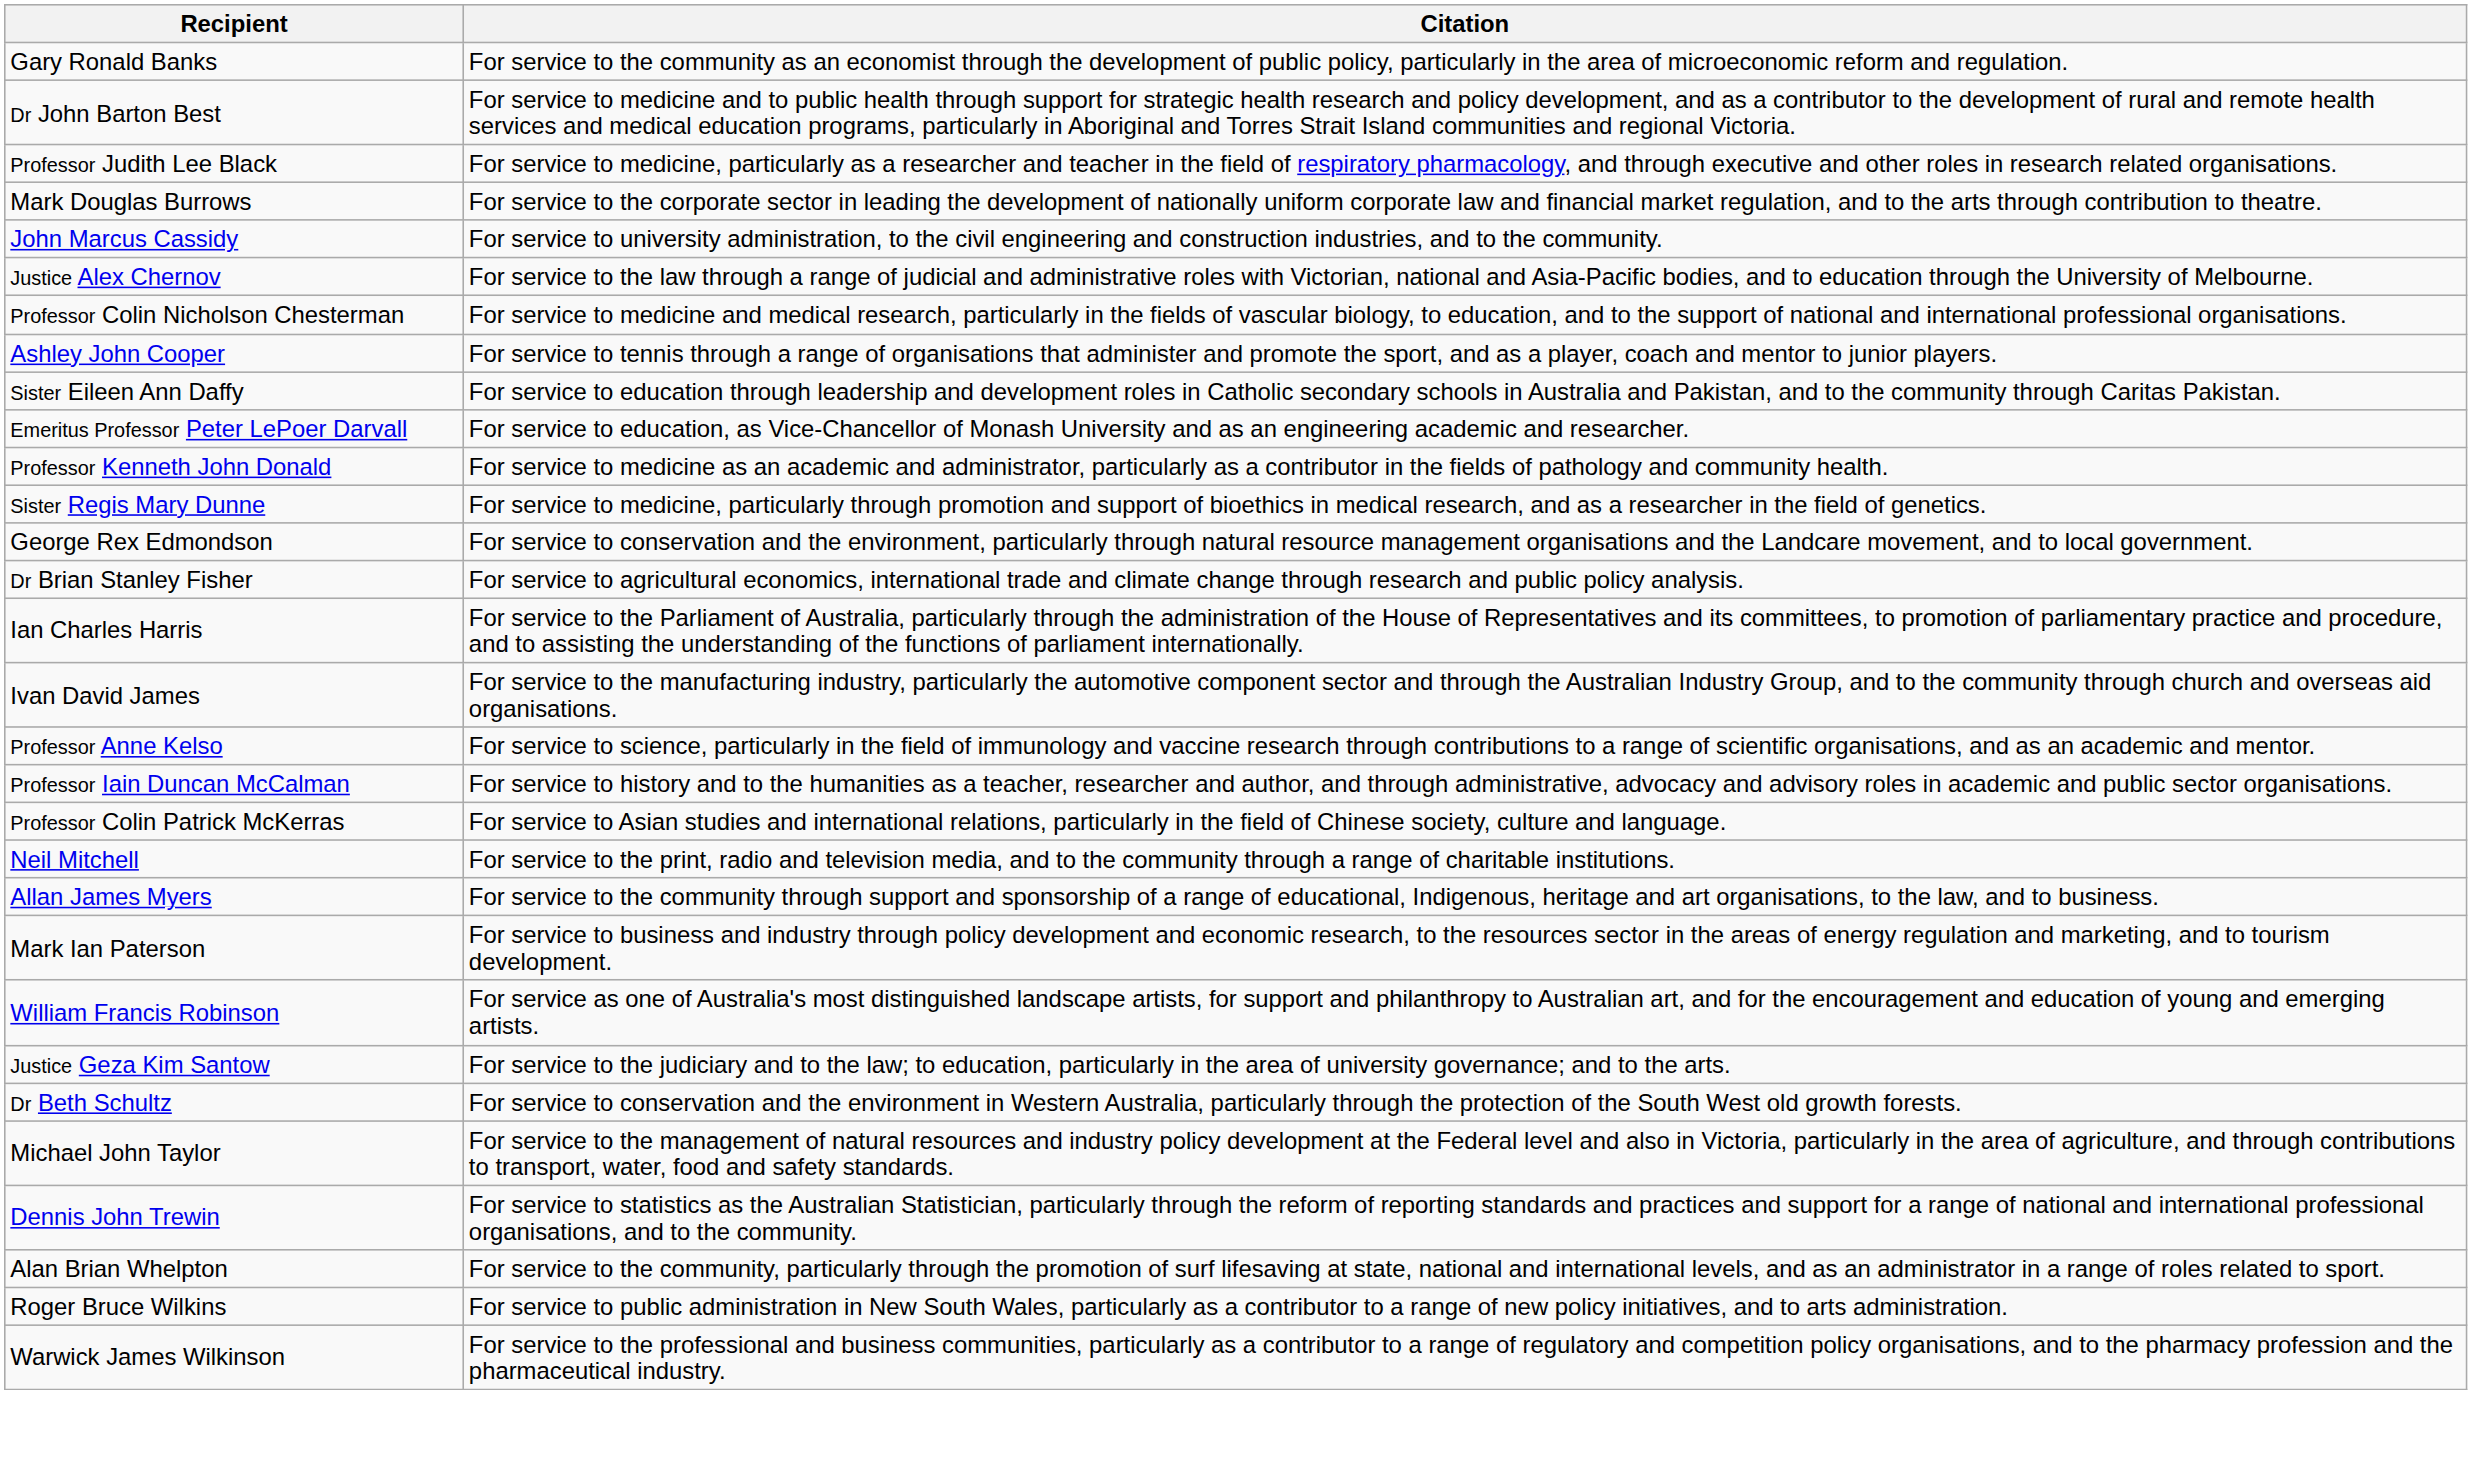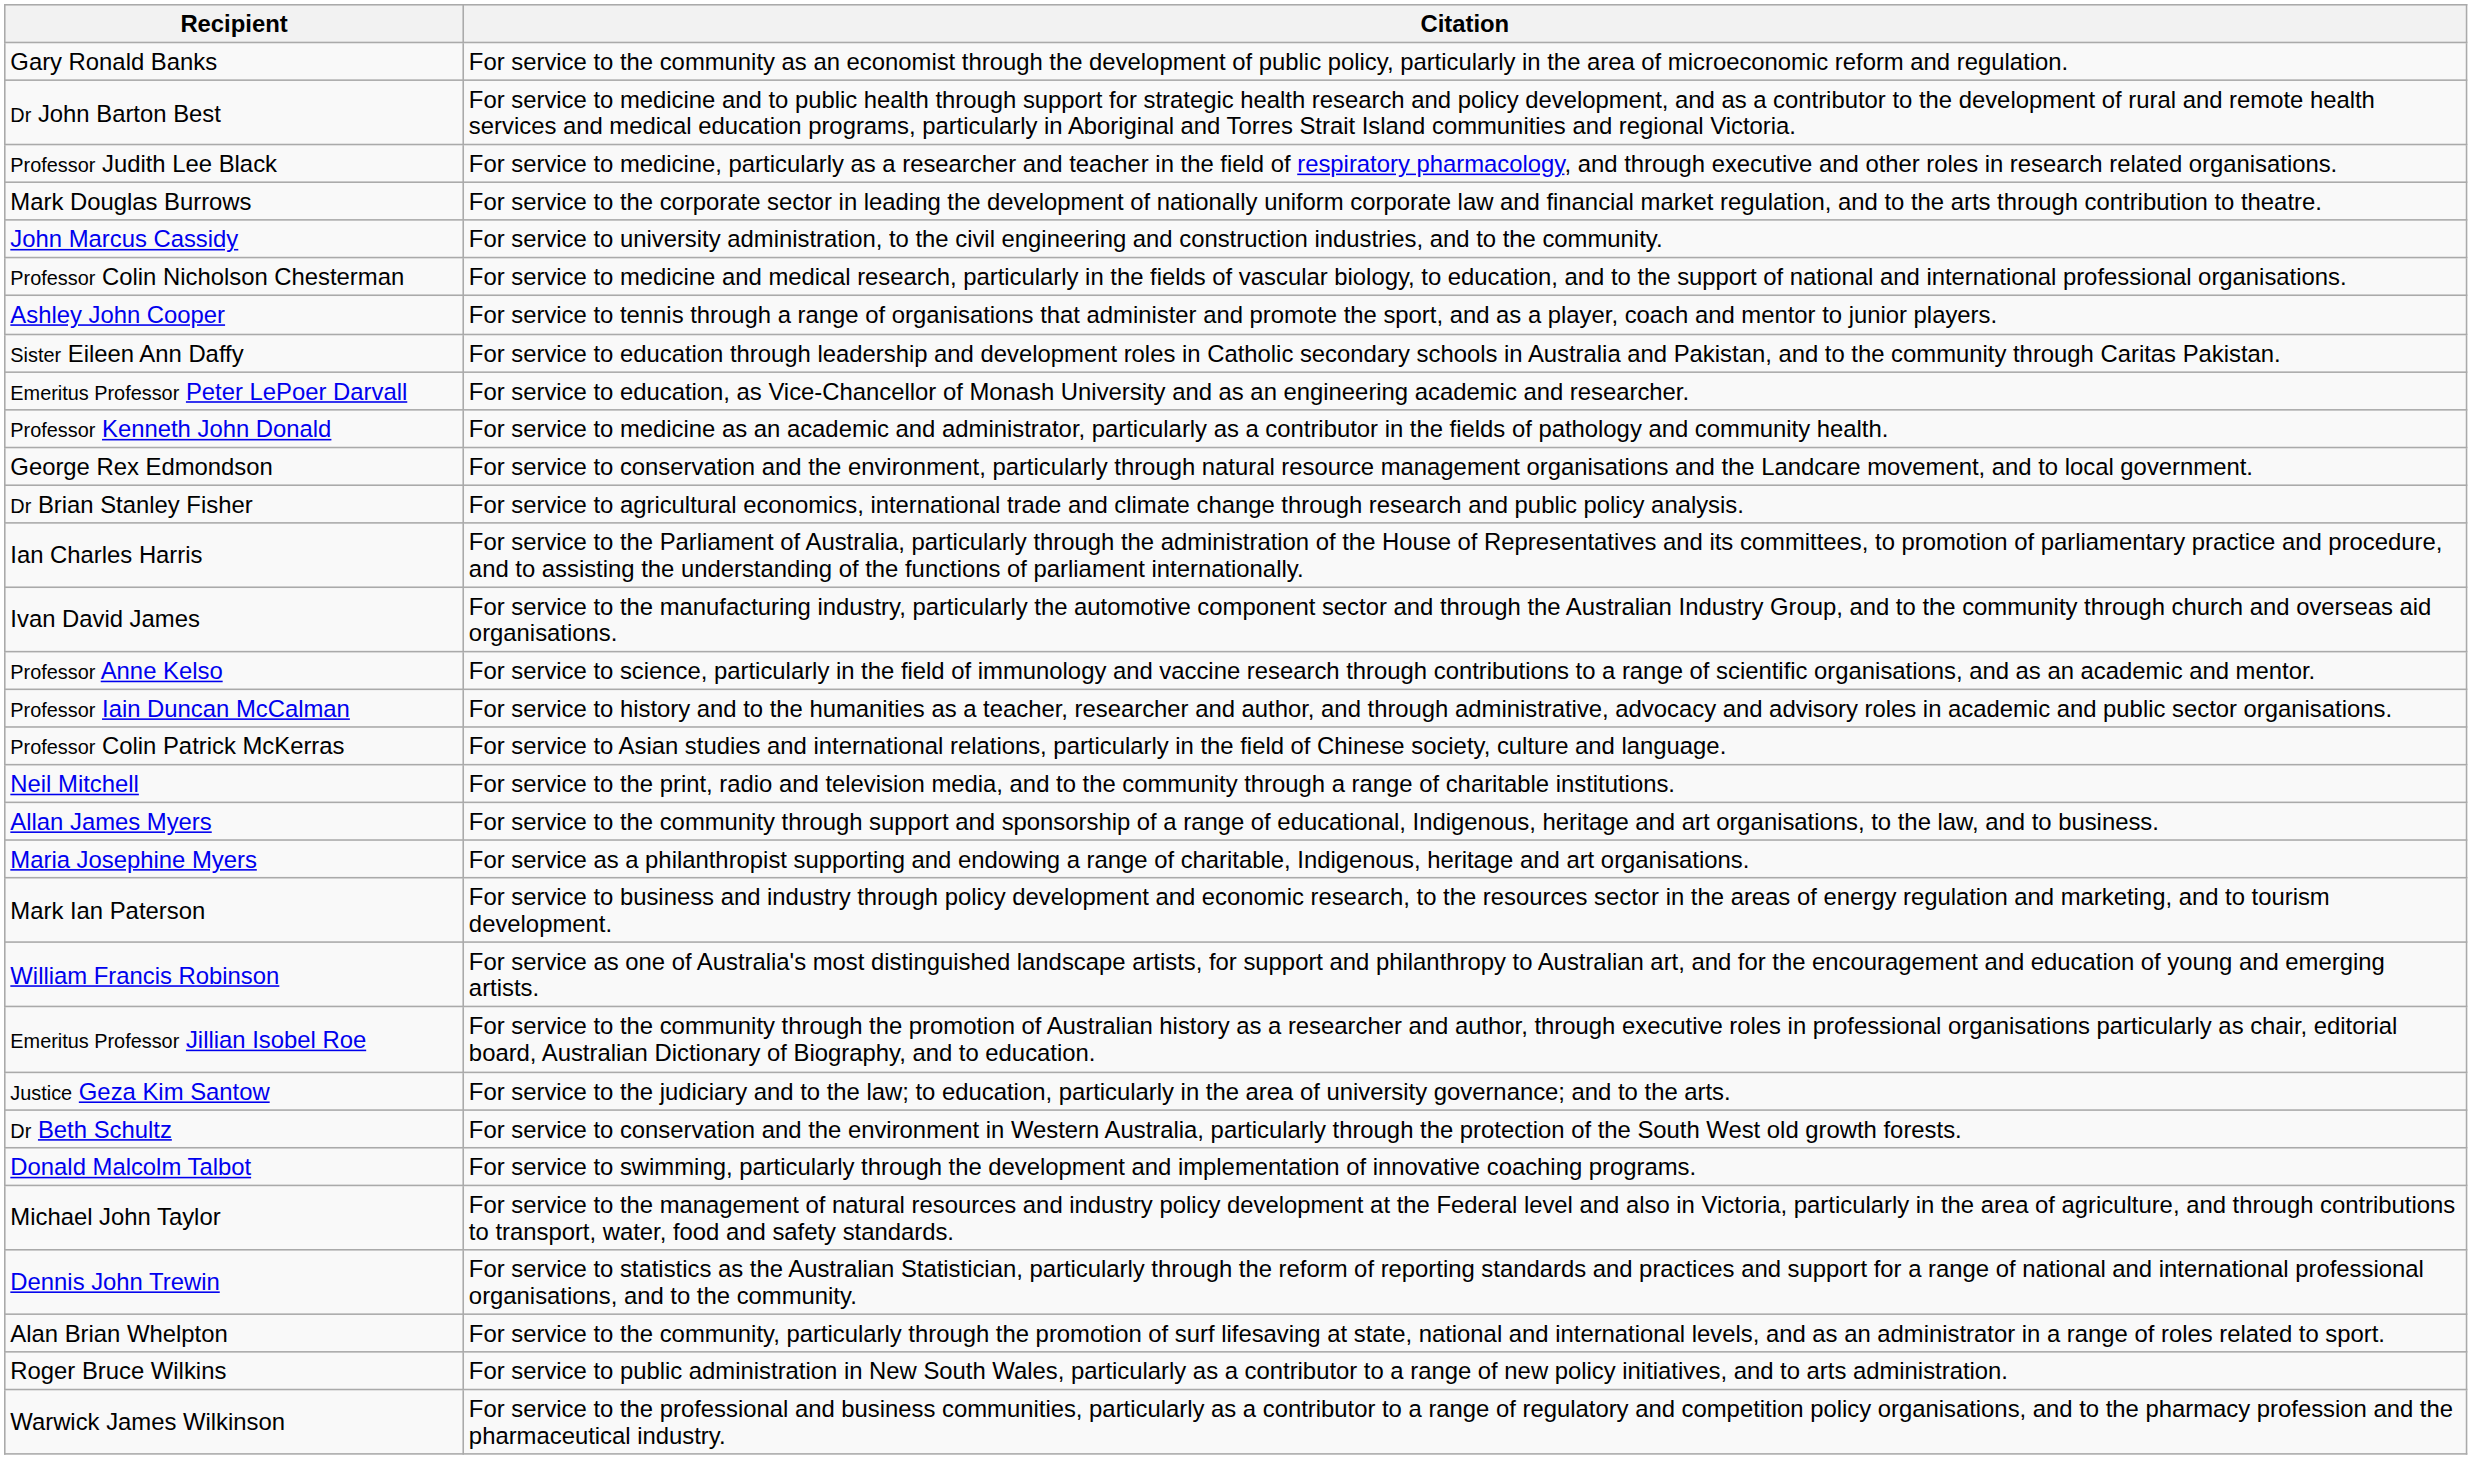- row: (115, 277)
- row: (138, 504)
+ row: (134, 859)
+ row: (188, 1040)
+ row: (131, 1166)
